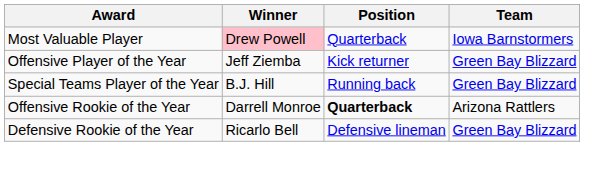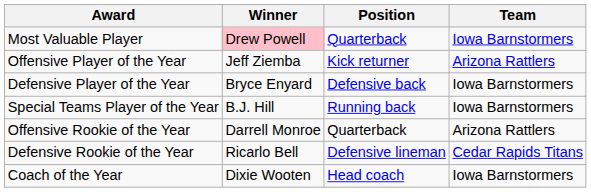(514, 61) Green Bay Blizzard -> (504, 61) Arizona Rattlers
+ row: (99, 84)
(514, 84) Green Bay Blizzard -> (513, 107) Iowa Barnstormers
(370, 107) bold -> (367, 130) normal
(514, 130) Green Bay Blizzard -> (518, 152) Cedar Rapids Titans
+ row: (65, 175)
